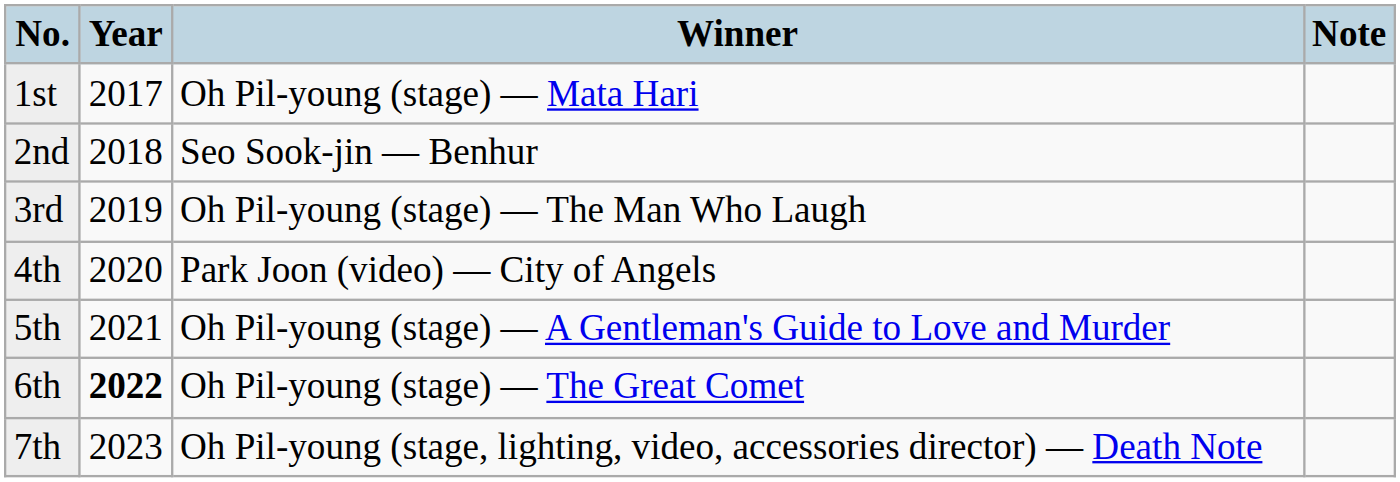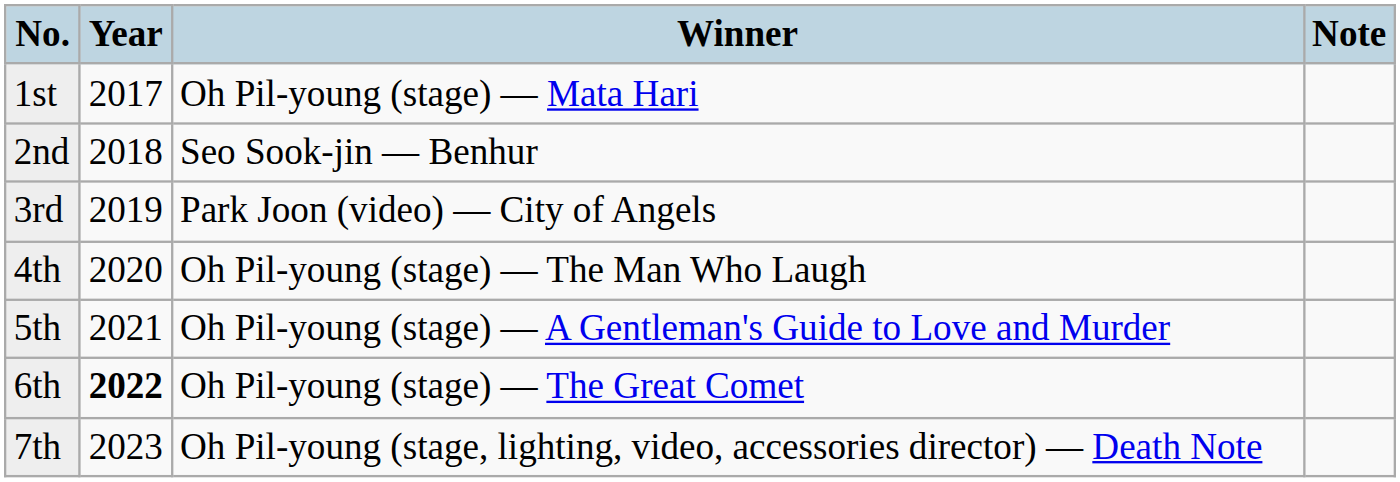(523, 210) Oh Pil-young (stage) — The Man Who Laugh -> (448, 210) Park Joon (video) — City of Angels
(448, 269) Park Joon (video) — City of Angels -> (523, 269) Oh Pil-young (stage) — The Man Who Laugh
